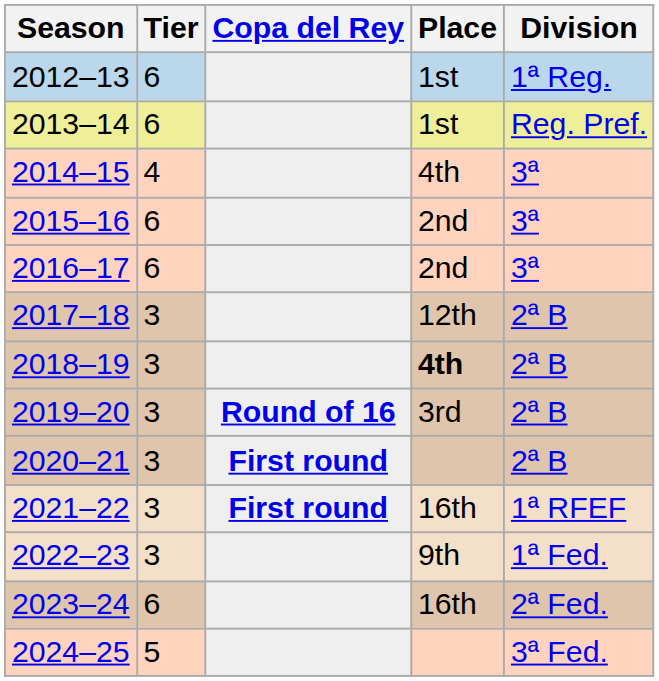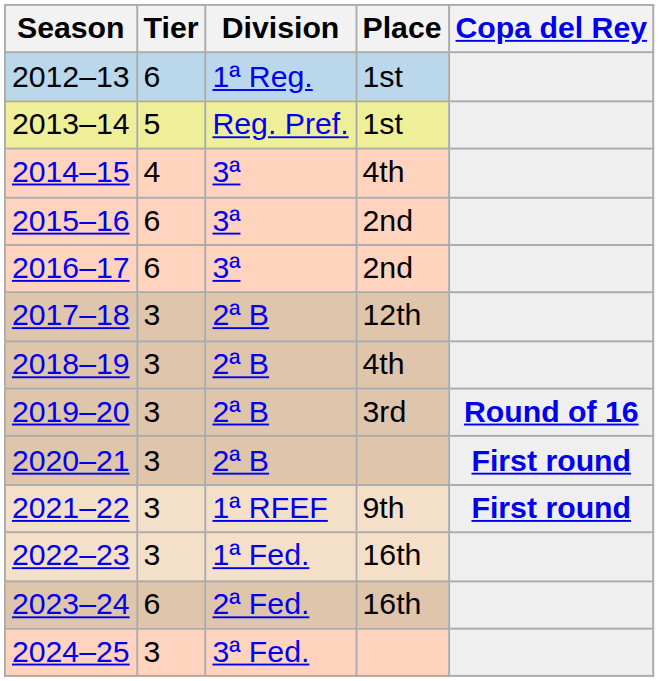columns swapped: (579, 28) <-> (308, 28)
(152, 124) 6 -> (152, 124) 5
(441, 364) bold -> (384, 364) normal
(447, 508) 16th -> (384, 508) 9th
(439, 556) 9th -> (392, 556) 16th
(152, 651) 5 -> (152, 651) 3
